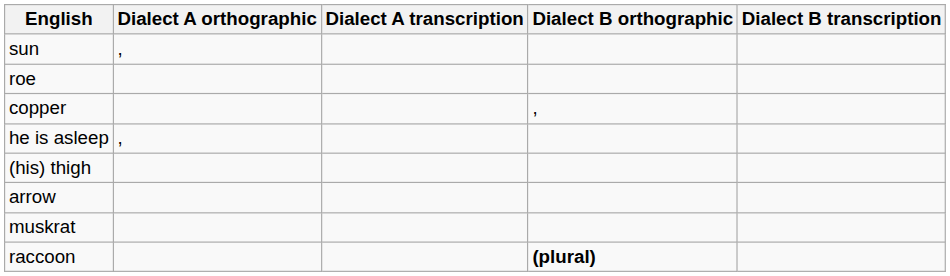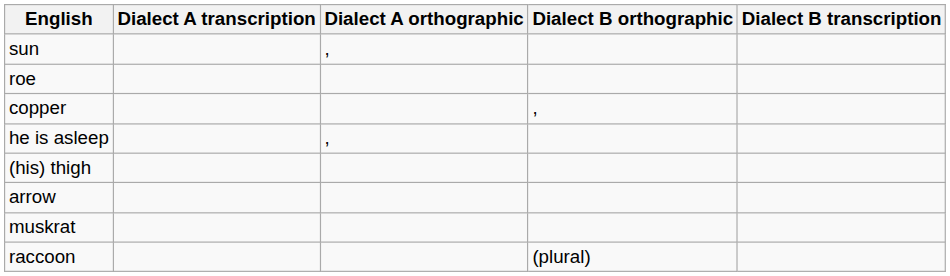columns swapped: (217, 19) <-> (425, 19)
(564, 256) bold -> (562, 256) normal
